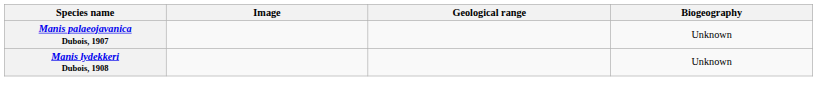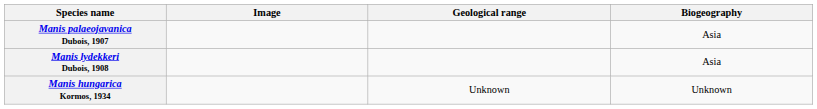(712, 34) Unknown -> (712, 34) Asia
(712, 62) Unknown -> (712, 62) Asia
+ row: (85, 90)
